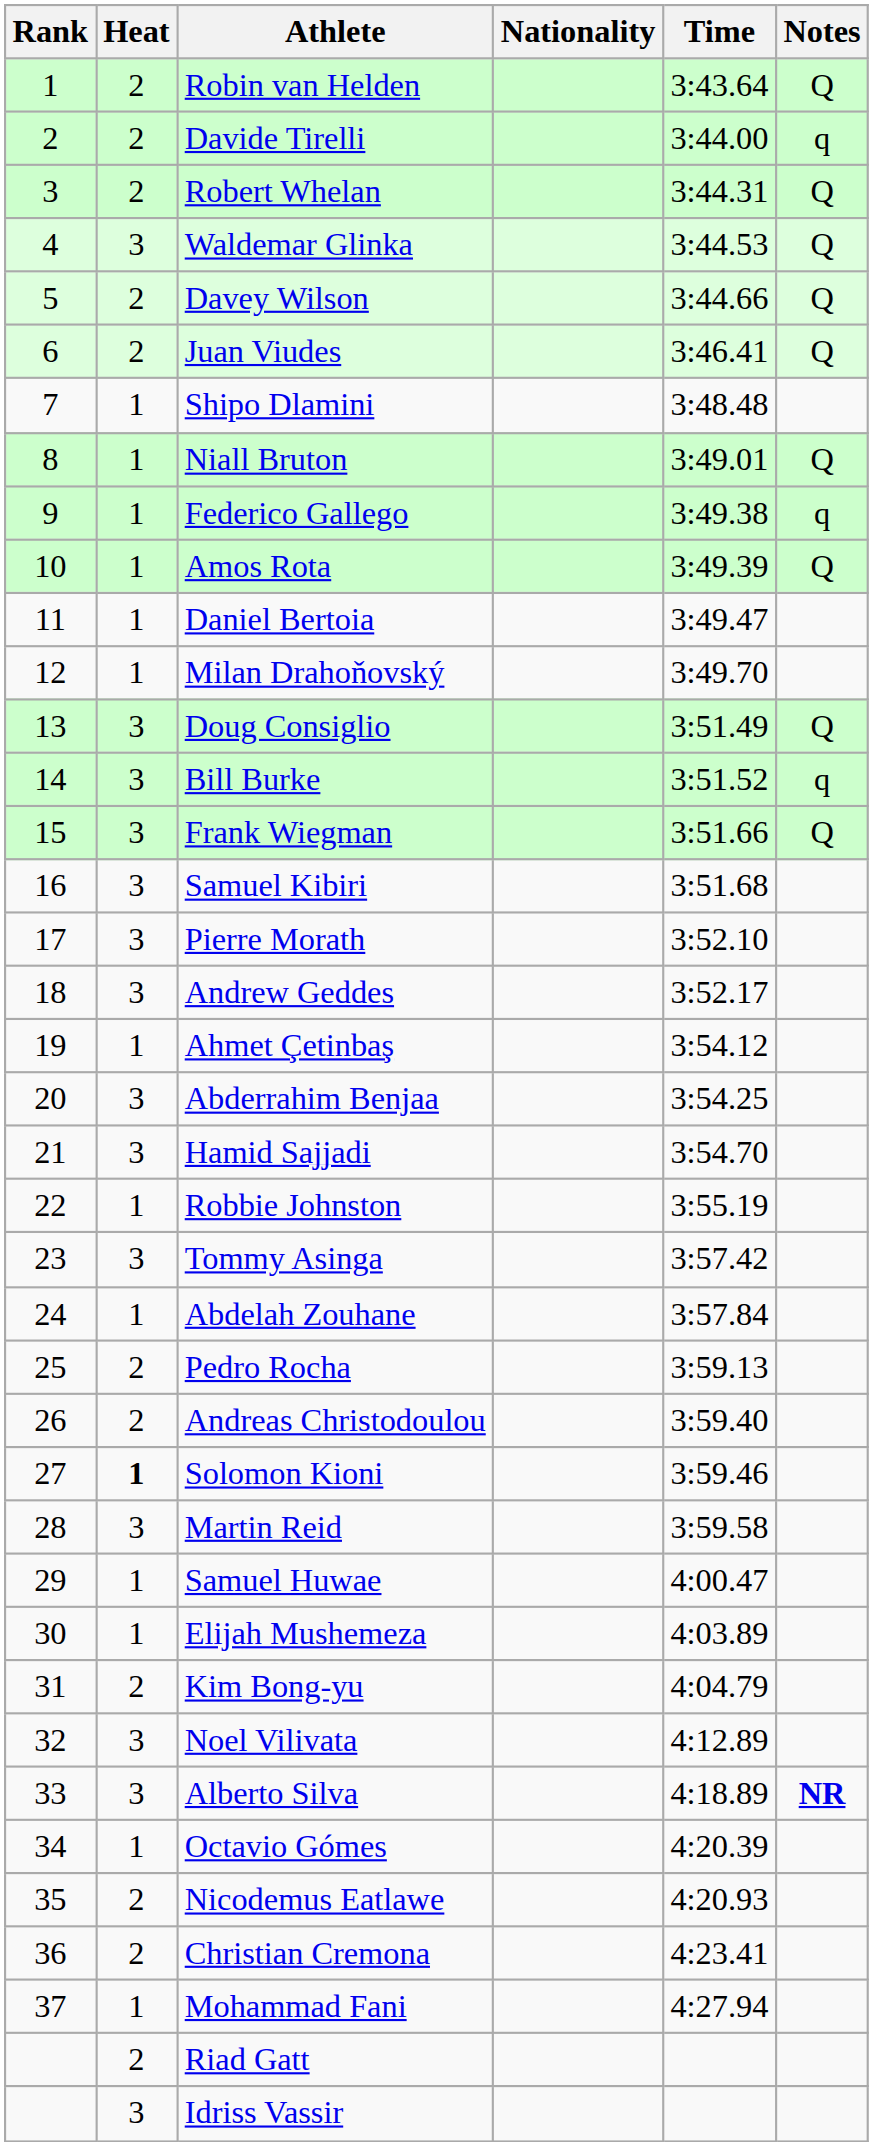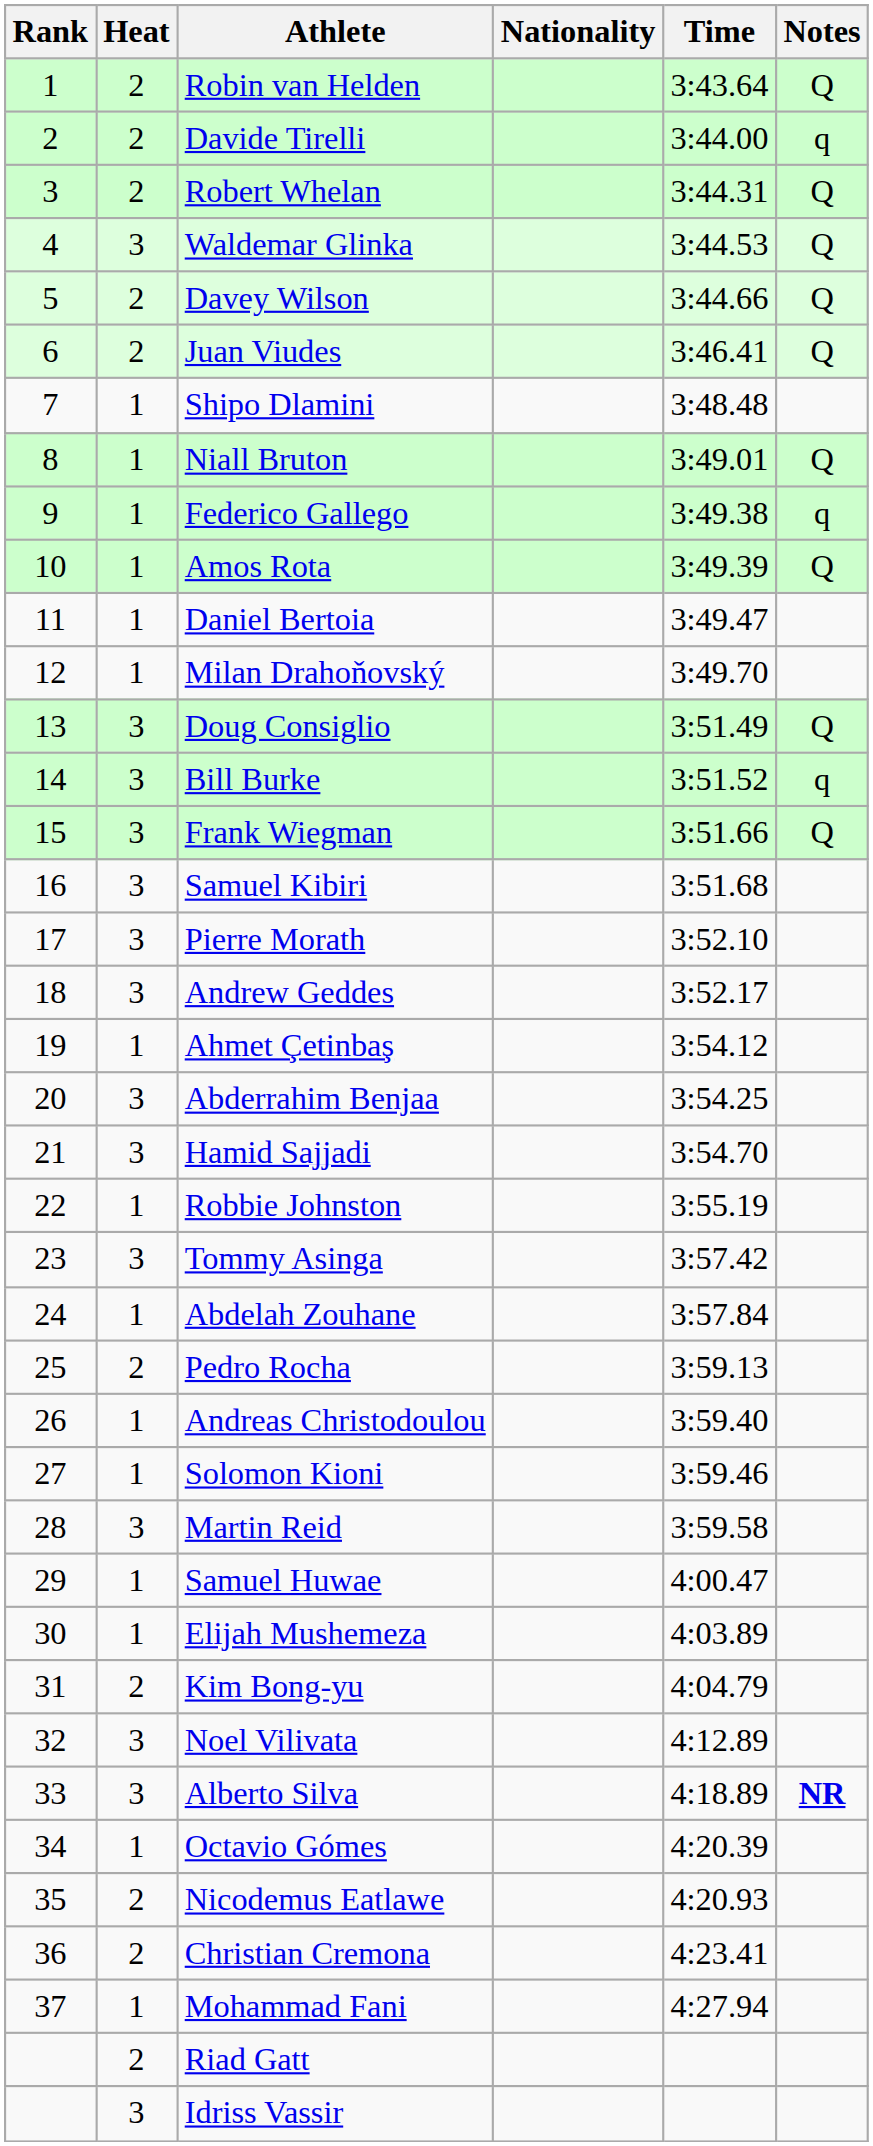(136, 1419) 2 -> (136, 1419) 1
(136, 1472) bold -> (136, 1472) normal
